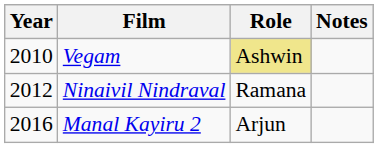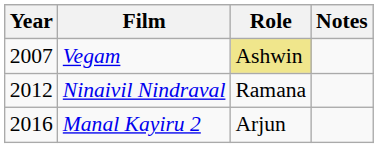(31, 55) 2010 -> (31, 55) 2007
